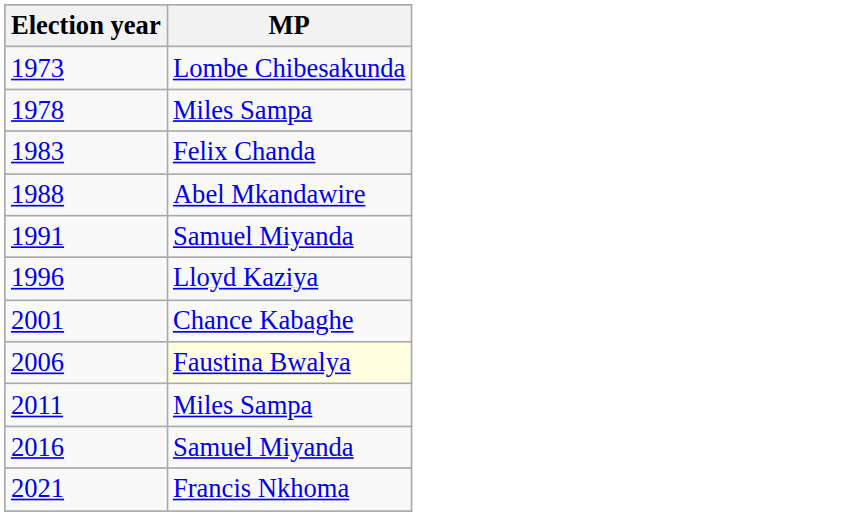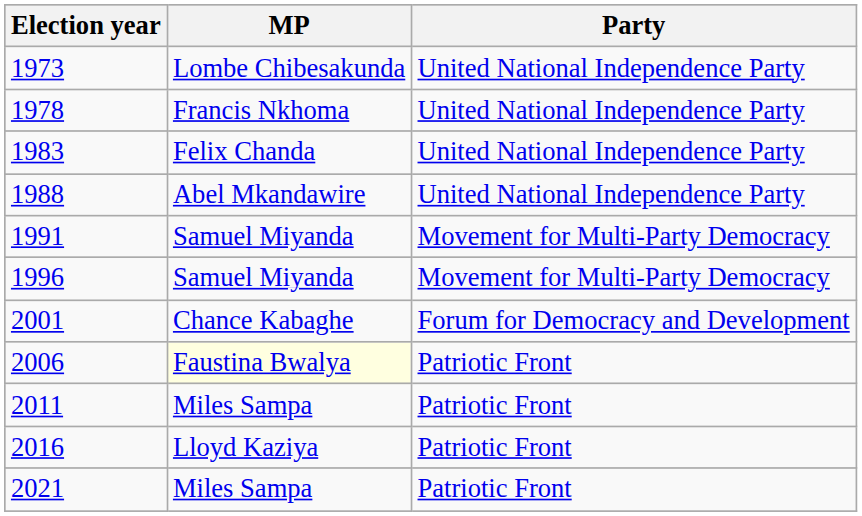+ column: (634, 25)
(243, 109) Miles Sampa -> (261, 109) Francis Nkhoma
(246, 278) Lloyd Kaziya -> (263, 278) Samuel Miyanda
(263, 446) Samuel Miyanda -> (246, 446) Lloyd Kaziya
(261, 488) Francis Nkhoma -> (243, 488) Miles Sampa
